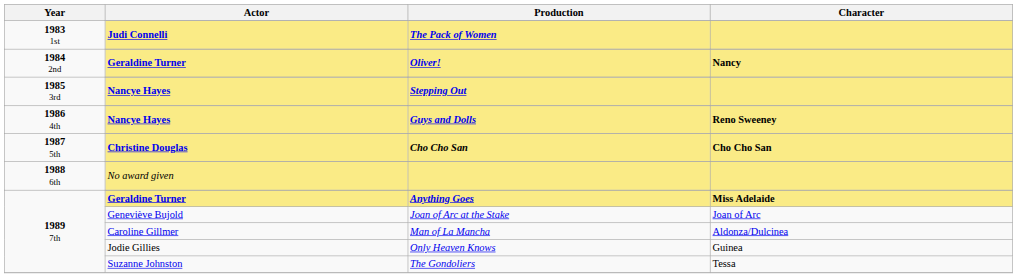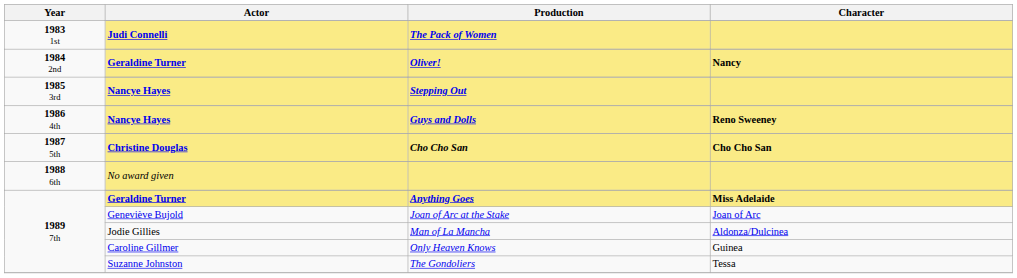(143, 231) Caroline Gillmer -> (134, 231) Jodie Gillies
(134, 247) Jodie Gillies -> (143, 247) Caroline Gillmer
